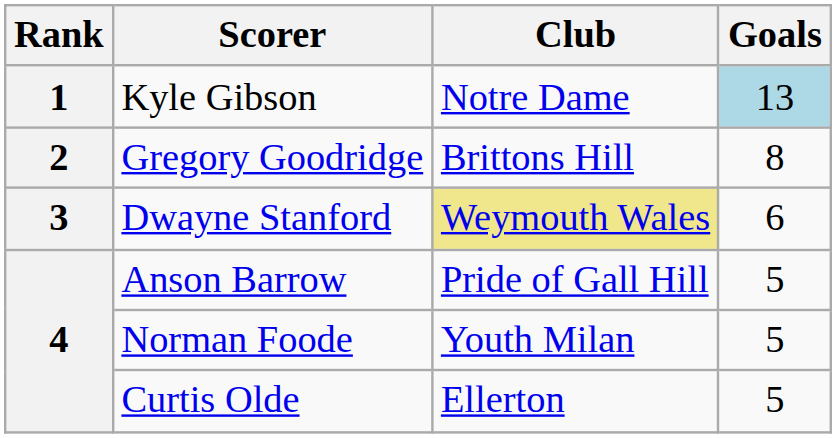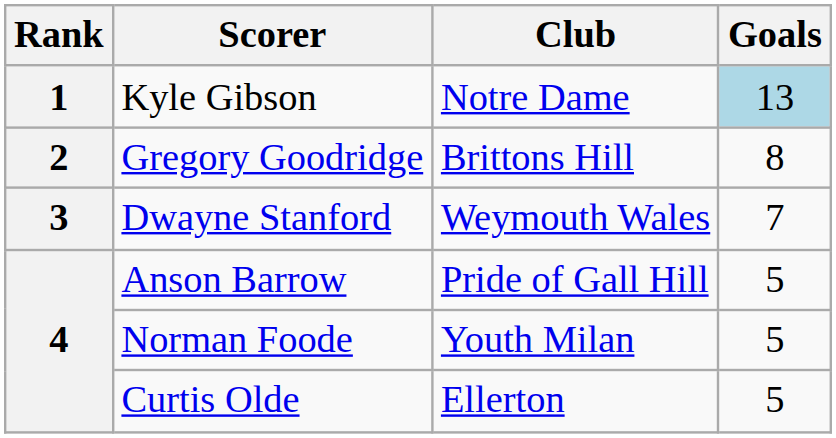(576, 217) khaki background -> (576, 217) no background
(775, 217) 6 -> (775, 217) 7
